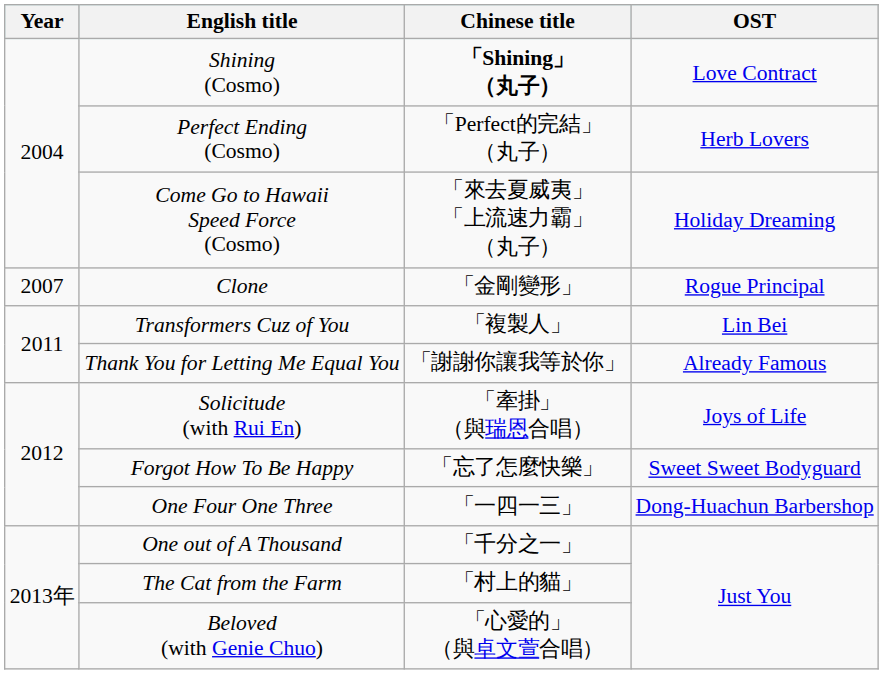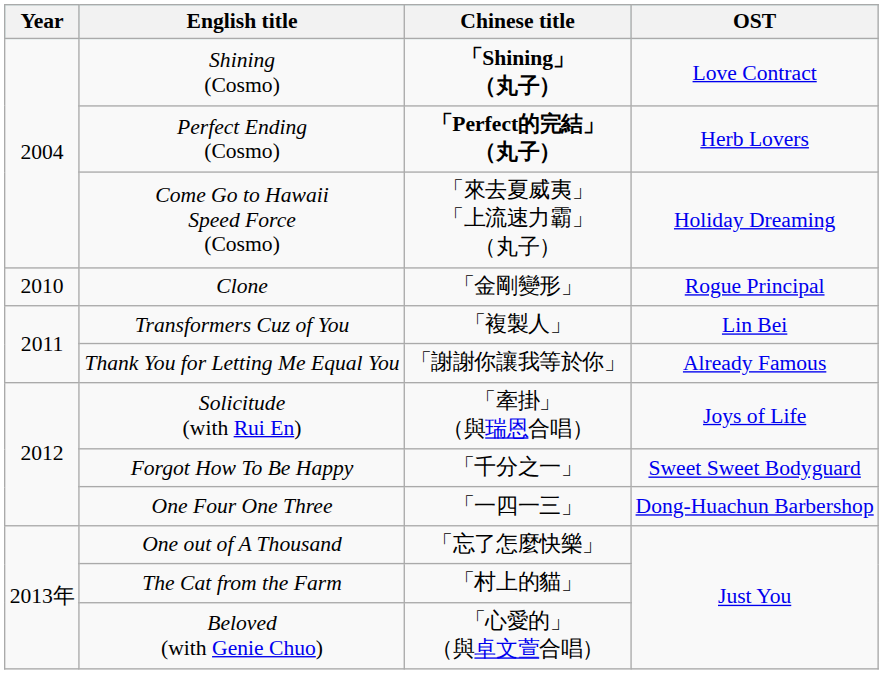(518, 138) normal -> (518, 138) bold
(42, 286) 2007 -> (42, 286) 2010
(518, 467) 「忘了怎麼快樂」 -> (518, 467) 「千分之一」
(518, 543) 「千分之一」 -> (518, 543) 「忘了怎麼快樂」
